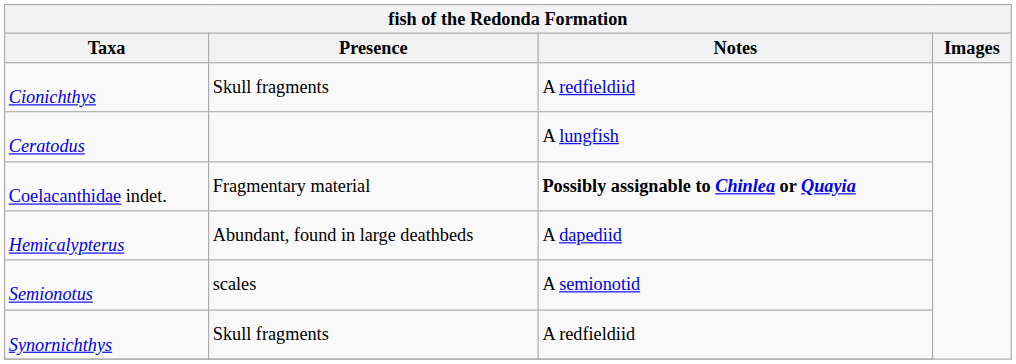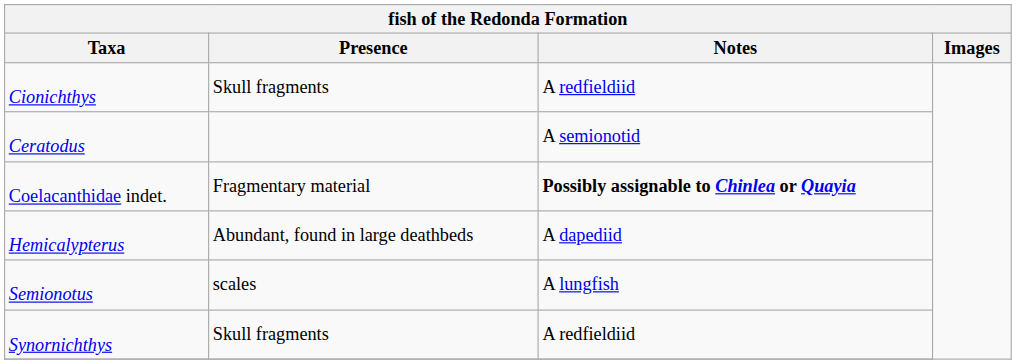(581, 136) A lungfish -> (591, 136) A semionotid
(591, 284) A semionotid -> (581, 284) A lungfish
